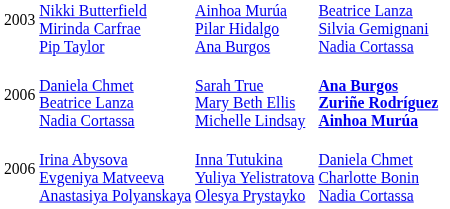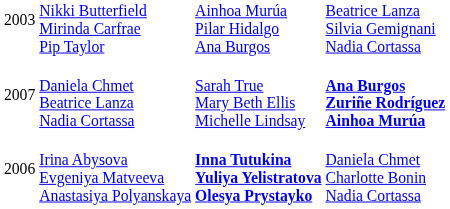(20, 94) 2006 -> (20, 94) 2007
(255, 178) normal -> (258, 178) bold
